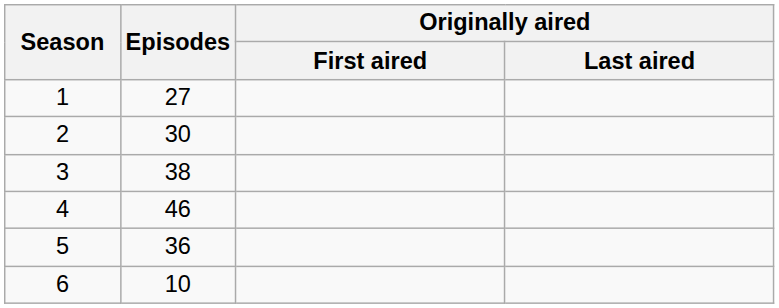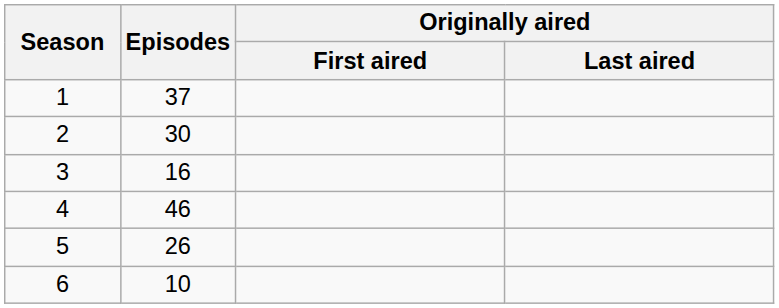(178, 97) 27 -> (178, 97) 37
(178, 172) 38 -> (178, 172) 16
(178, 246) 36 -> (178, 246) 26
